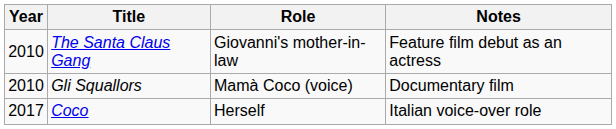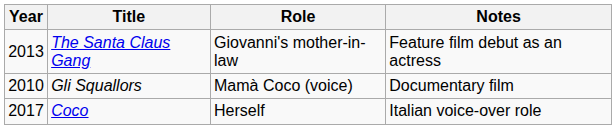(26, 51) 2010 -> (26, 51) 2013
